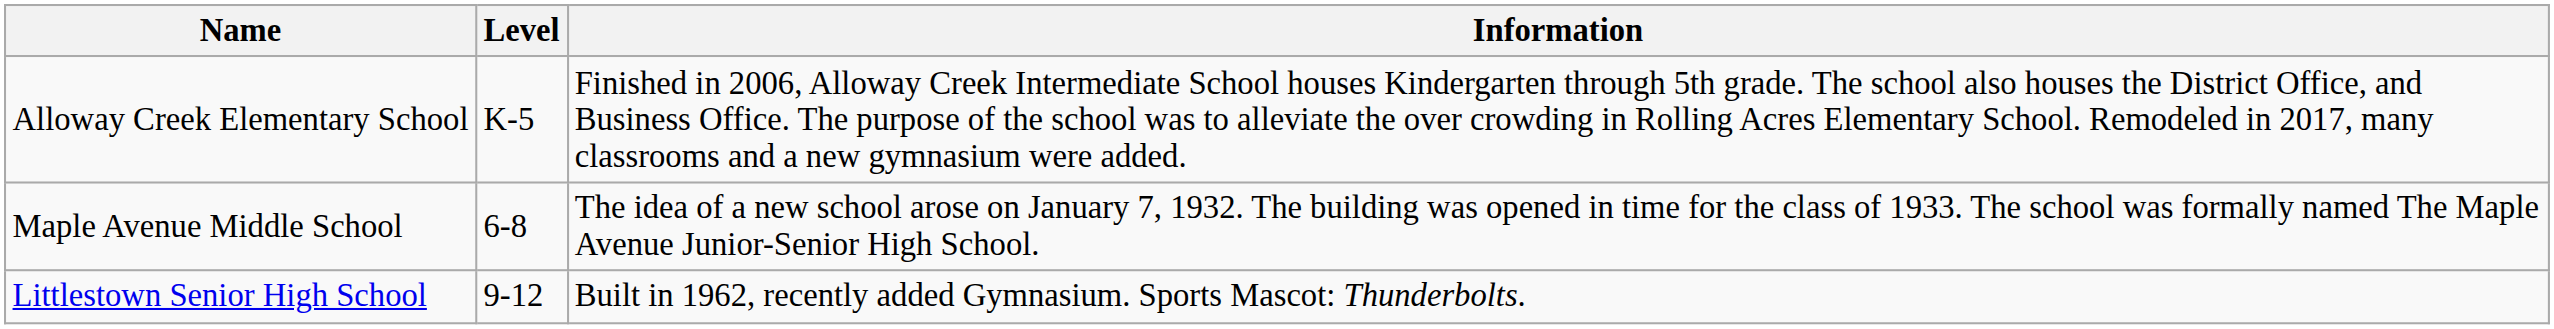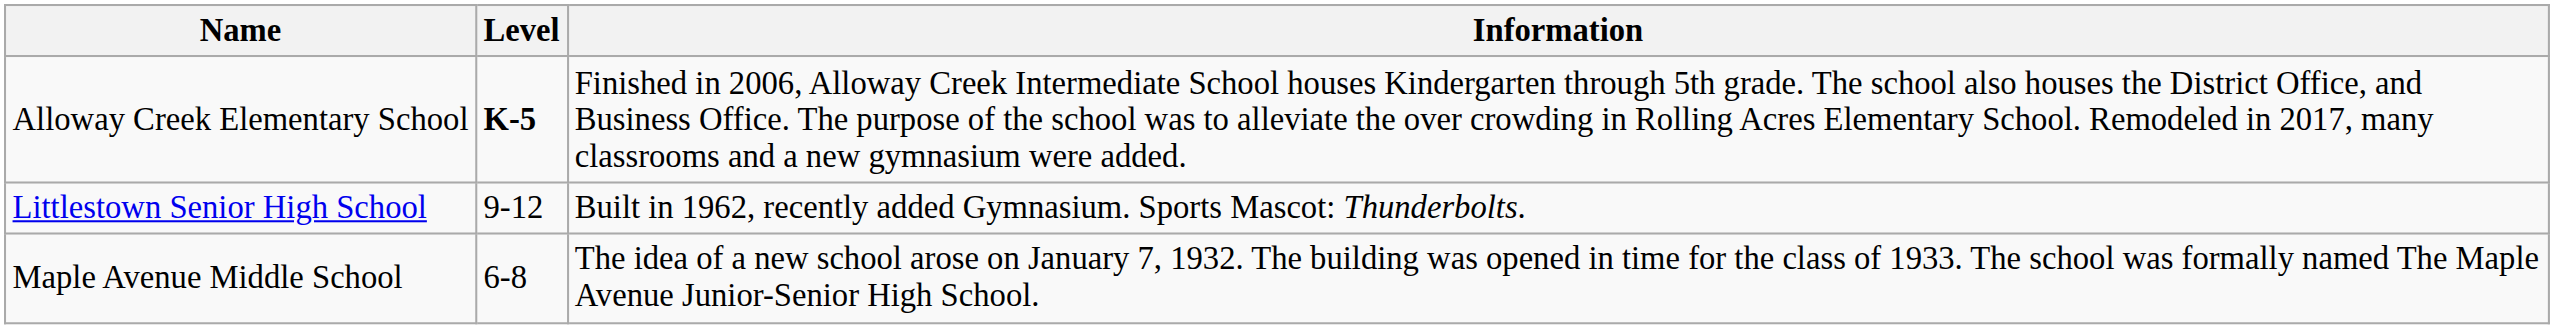(509, 118) normal -> (510, 118) bold
rows swapped: (208, 225) <-> (220, 295)
